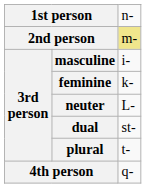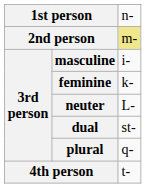(126, 149) t- -> (127, 149) q-
(127, 171) q- -> (126, 171) t-
